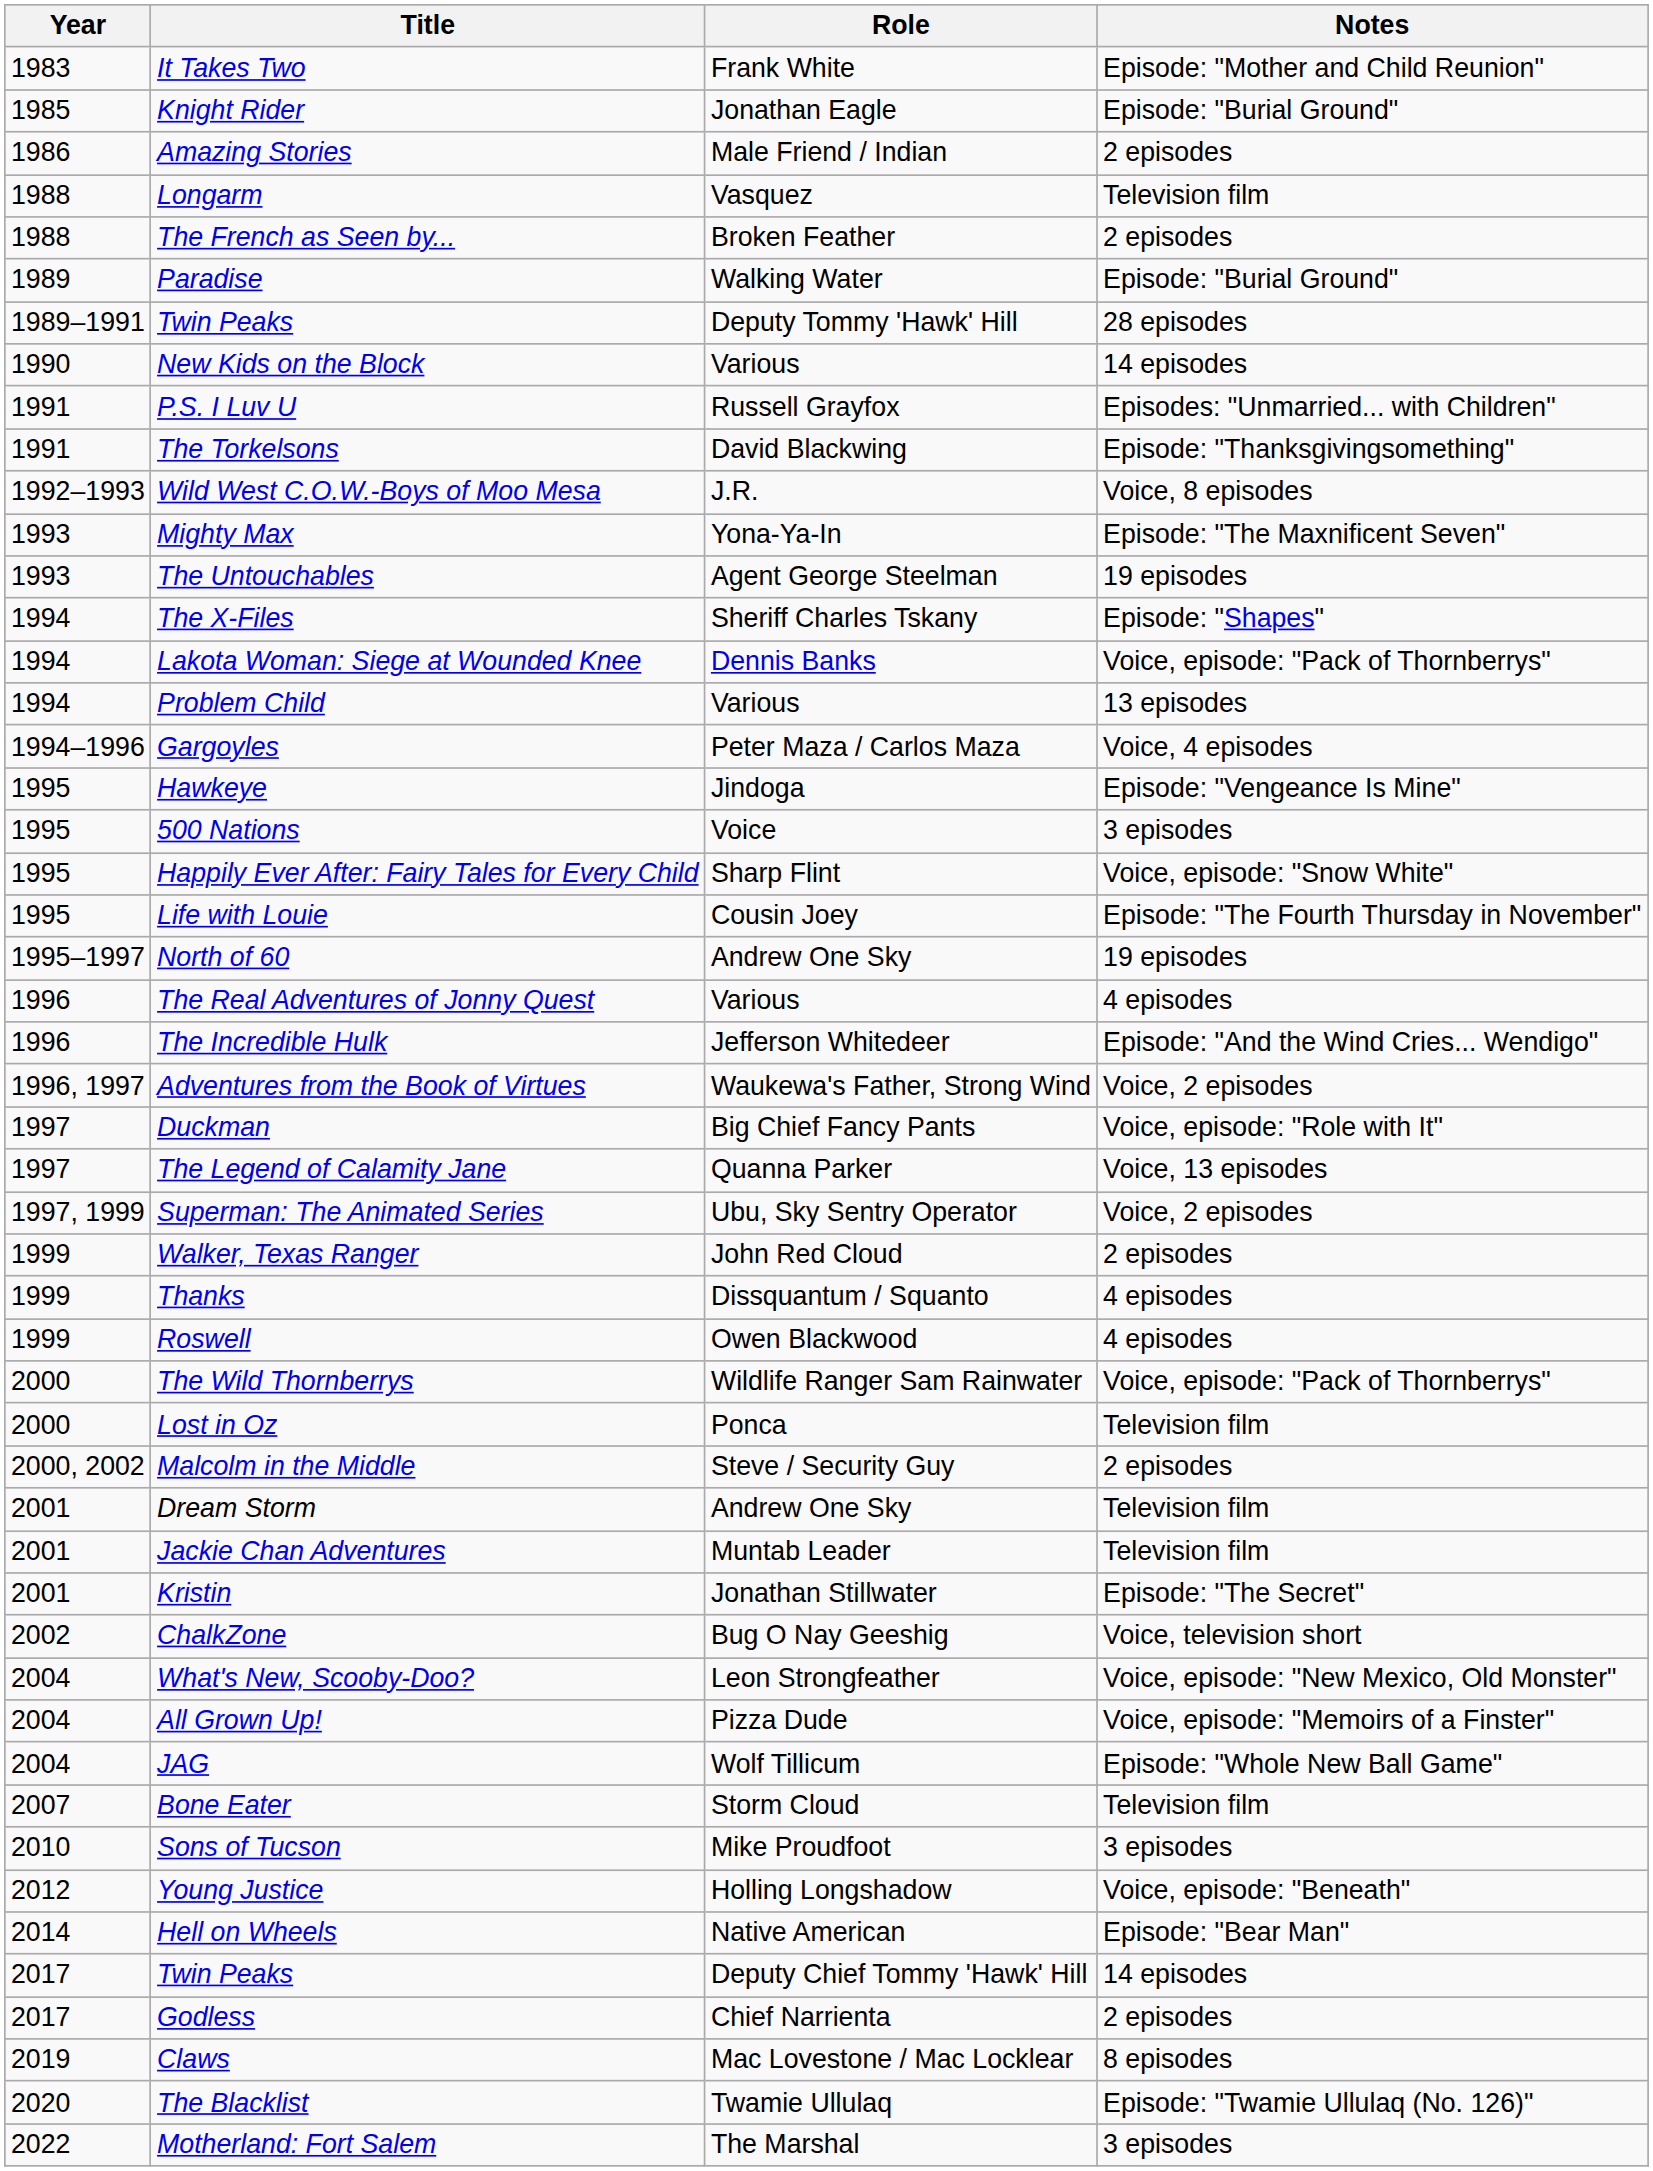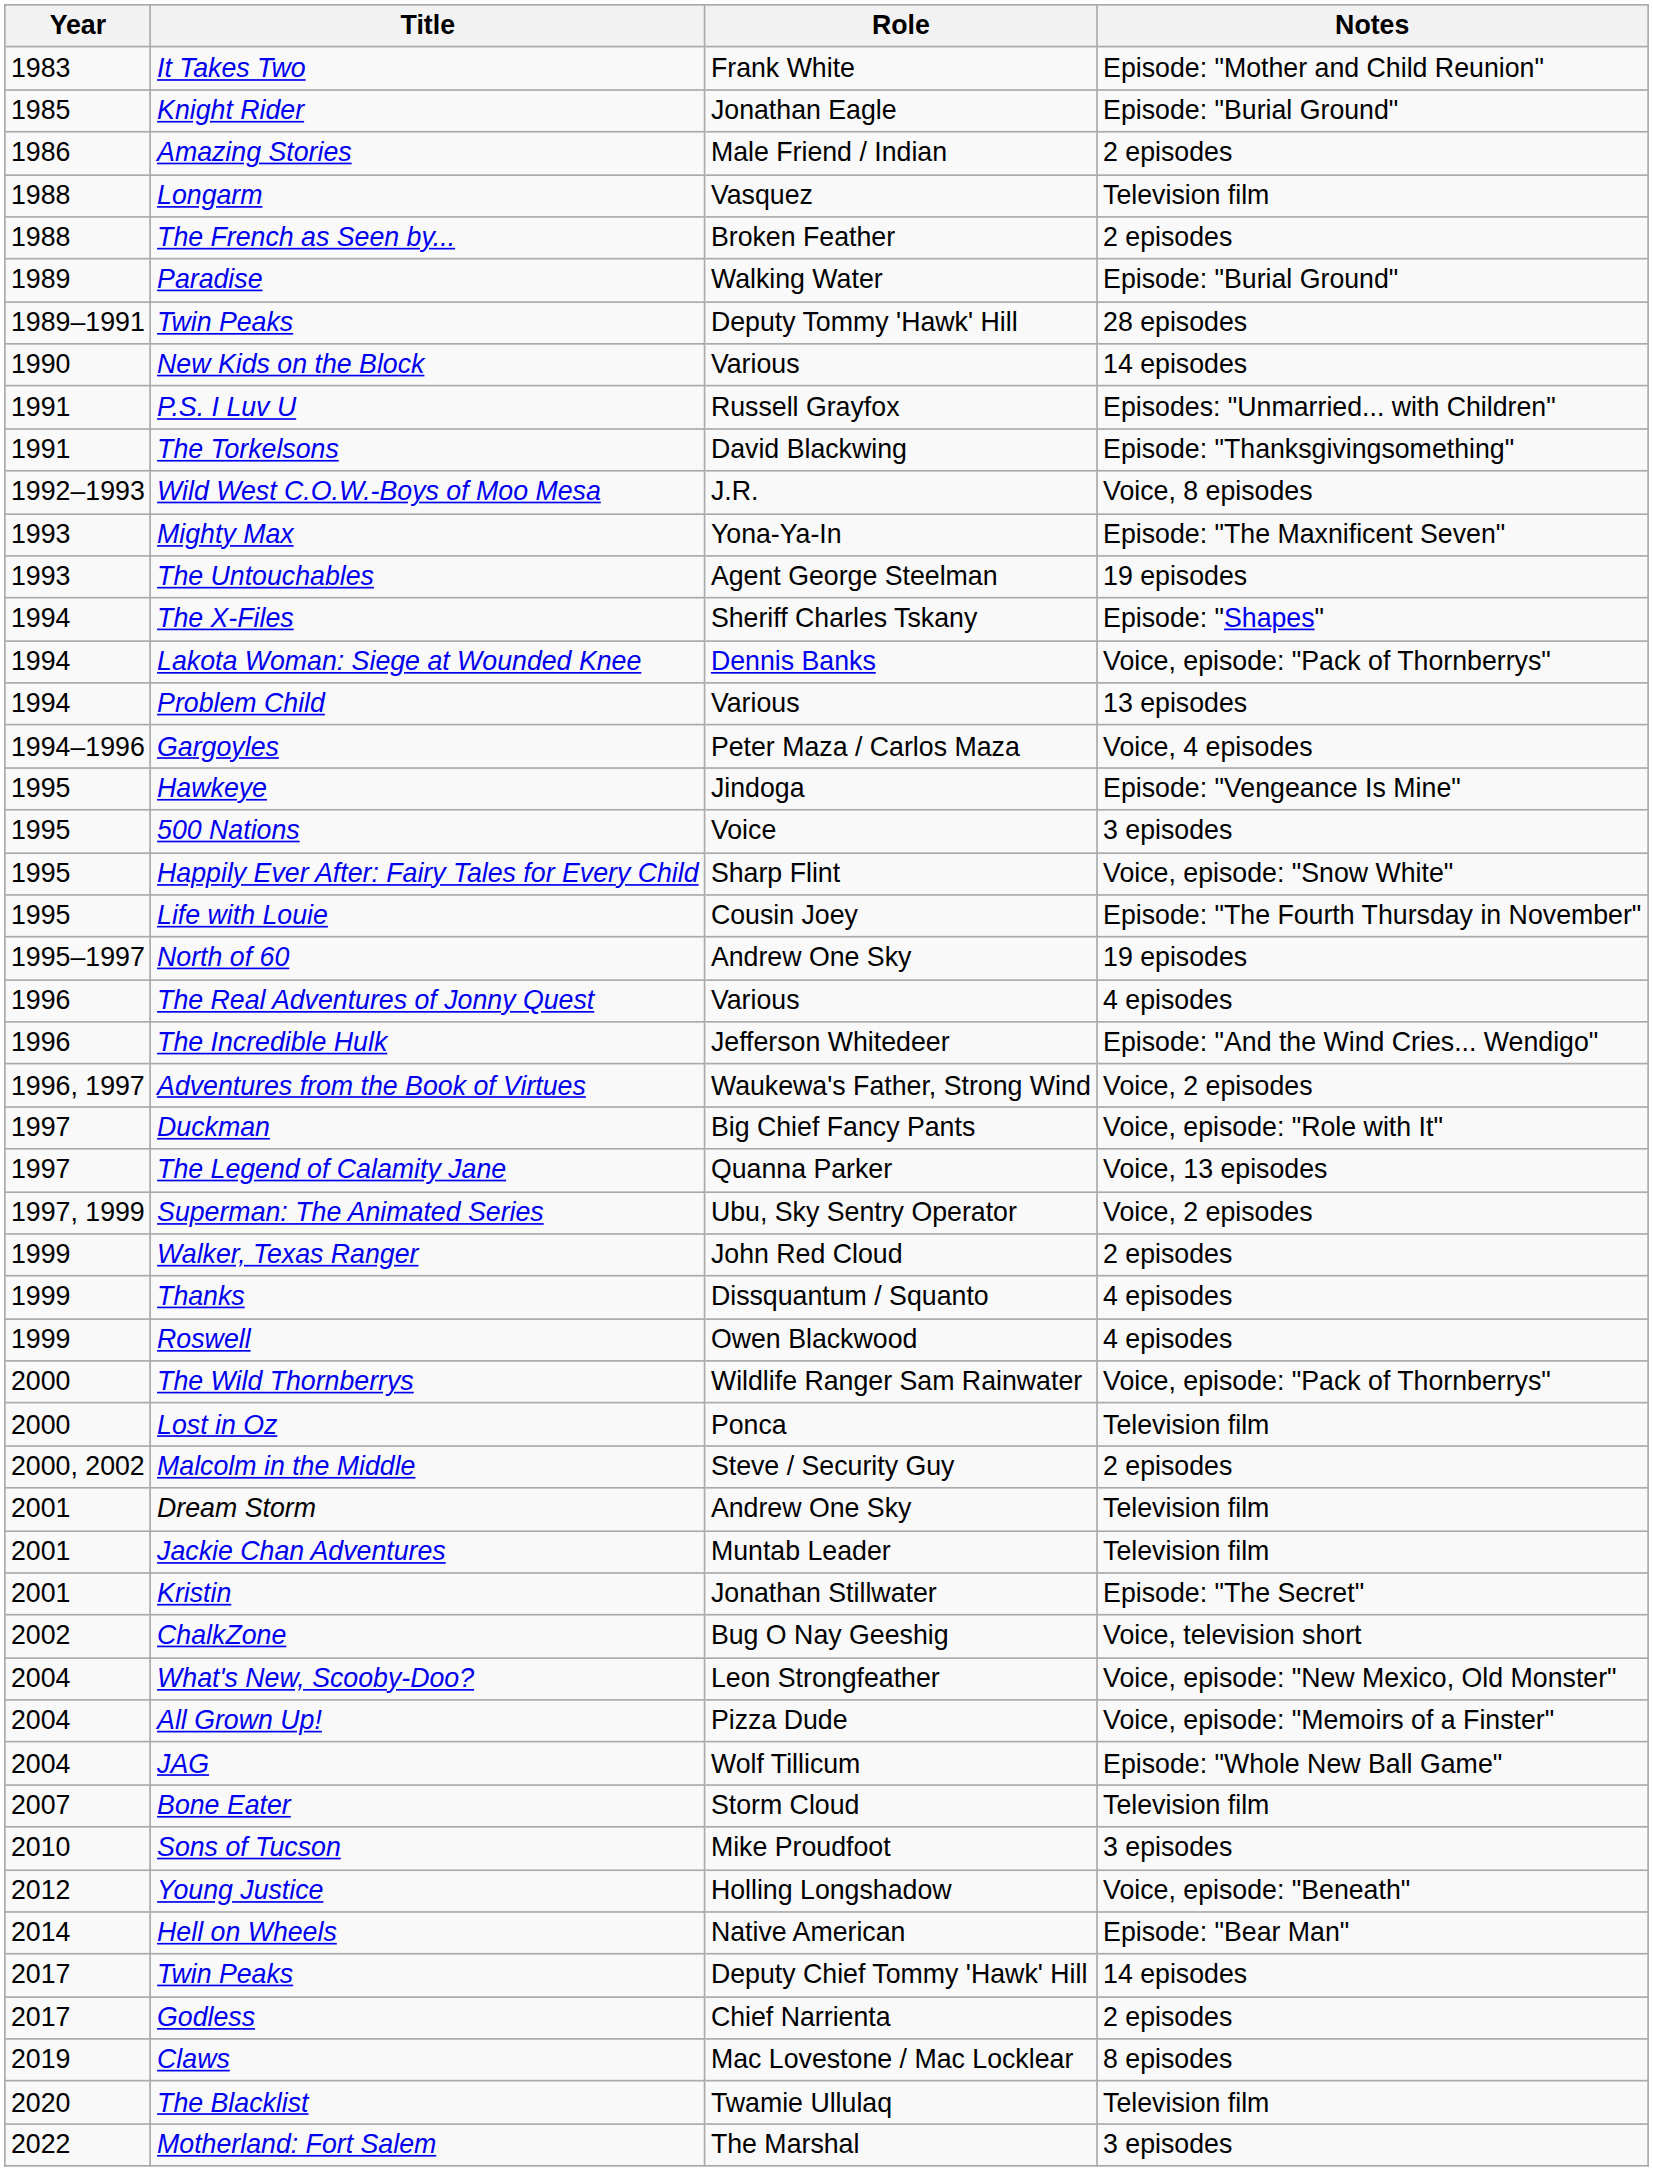(1318, 2102) Episode: "Twamie Ullulaq (No. 126)" -> (1186, 2102) Television film
